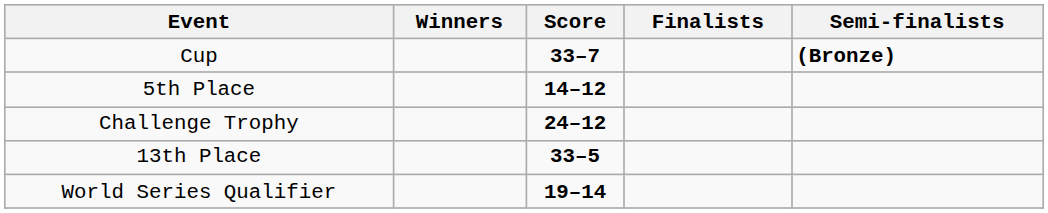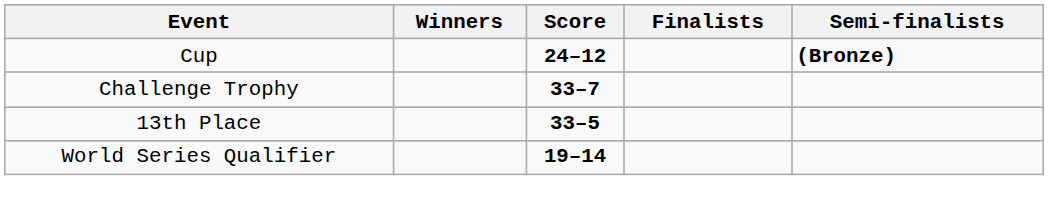(575, 56) 33–7 -> (575, 56) 24–12
- row: (199, 90)
(575, 123) 24–12 -> (575, 90) 33–7
